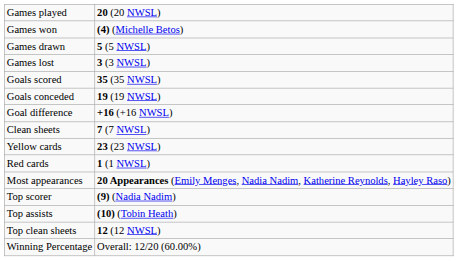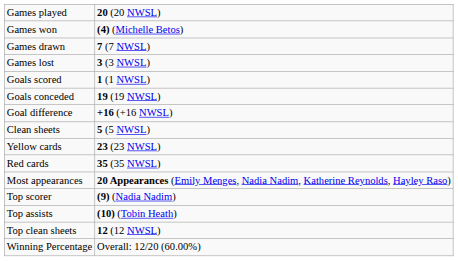(124, 46) 5 (5 NWSL) -> (124, 46) 7 (7 NWSL)
(129, 79) 35 (35 NWSL) -> (124, 79) 1 (1 NWSL)
(124, 130) 7 (7 NWSL) -> (124, 130) 5 (5 NWSL)
(124, 163) 1 (1 NWSL) -> (129, 163) 35 (35 NWSL)
